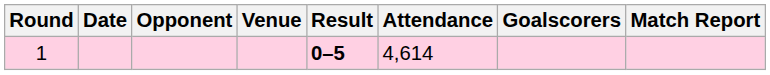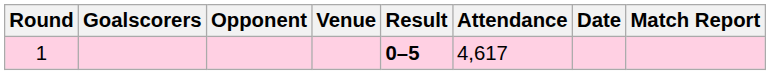columns swapped: (105, 20) <-> (562, 20)
(408, 52) 4,614 -> (482, 52) 4,617
